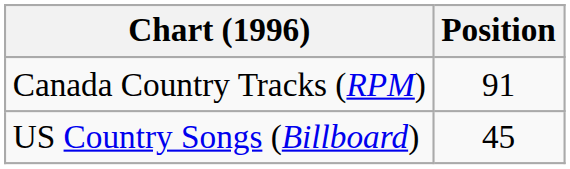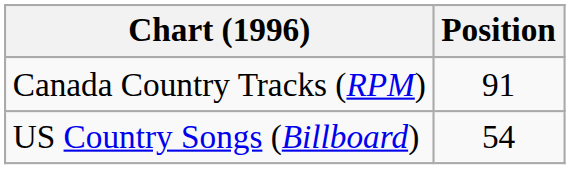(499, 136) 45 -> (499, 136) 54
